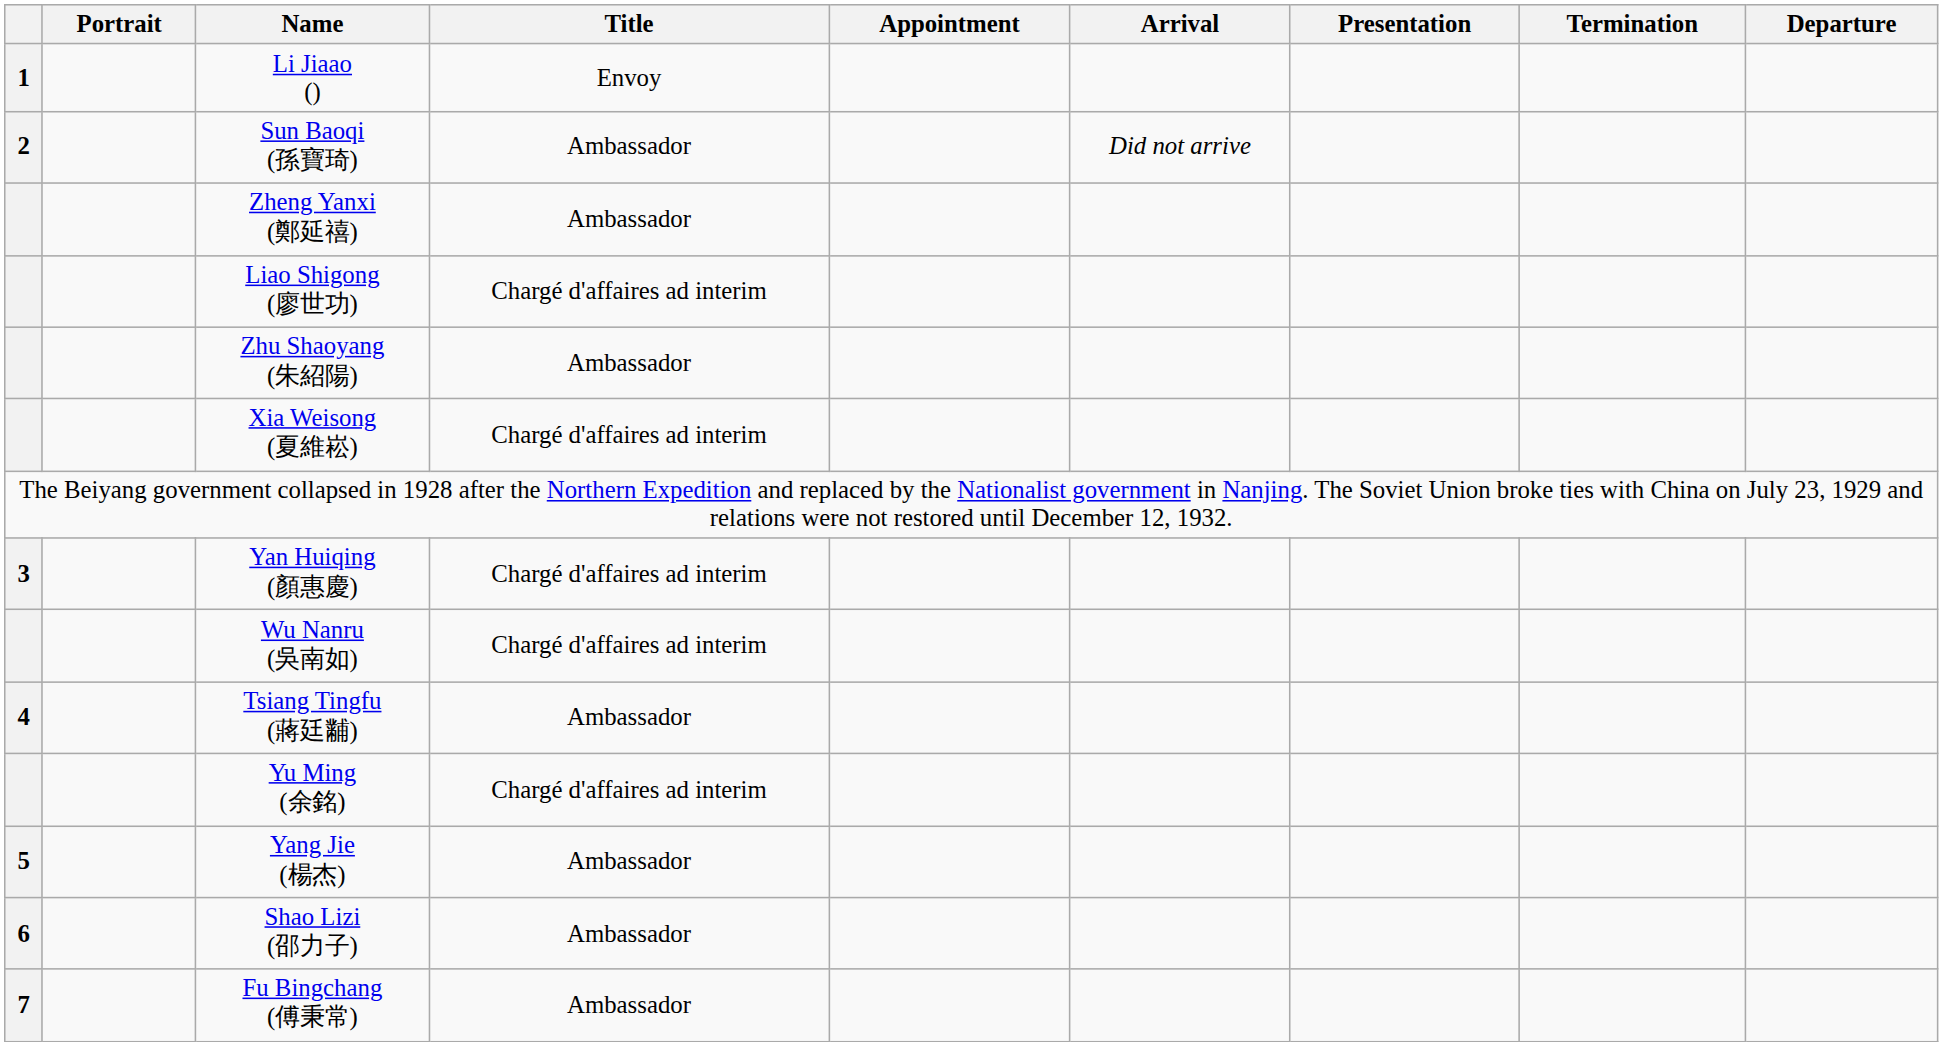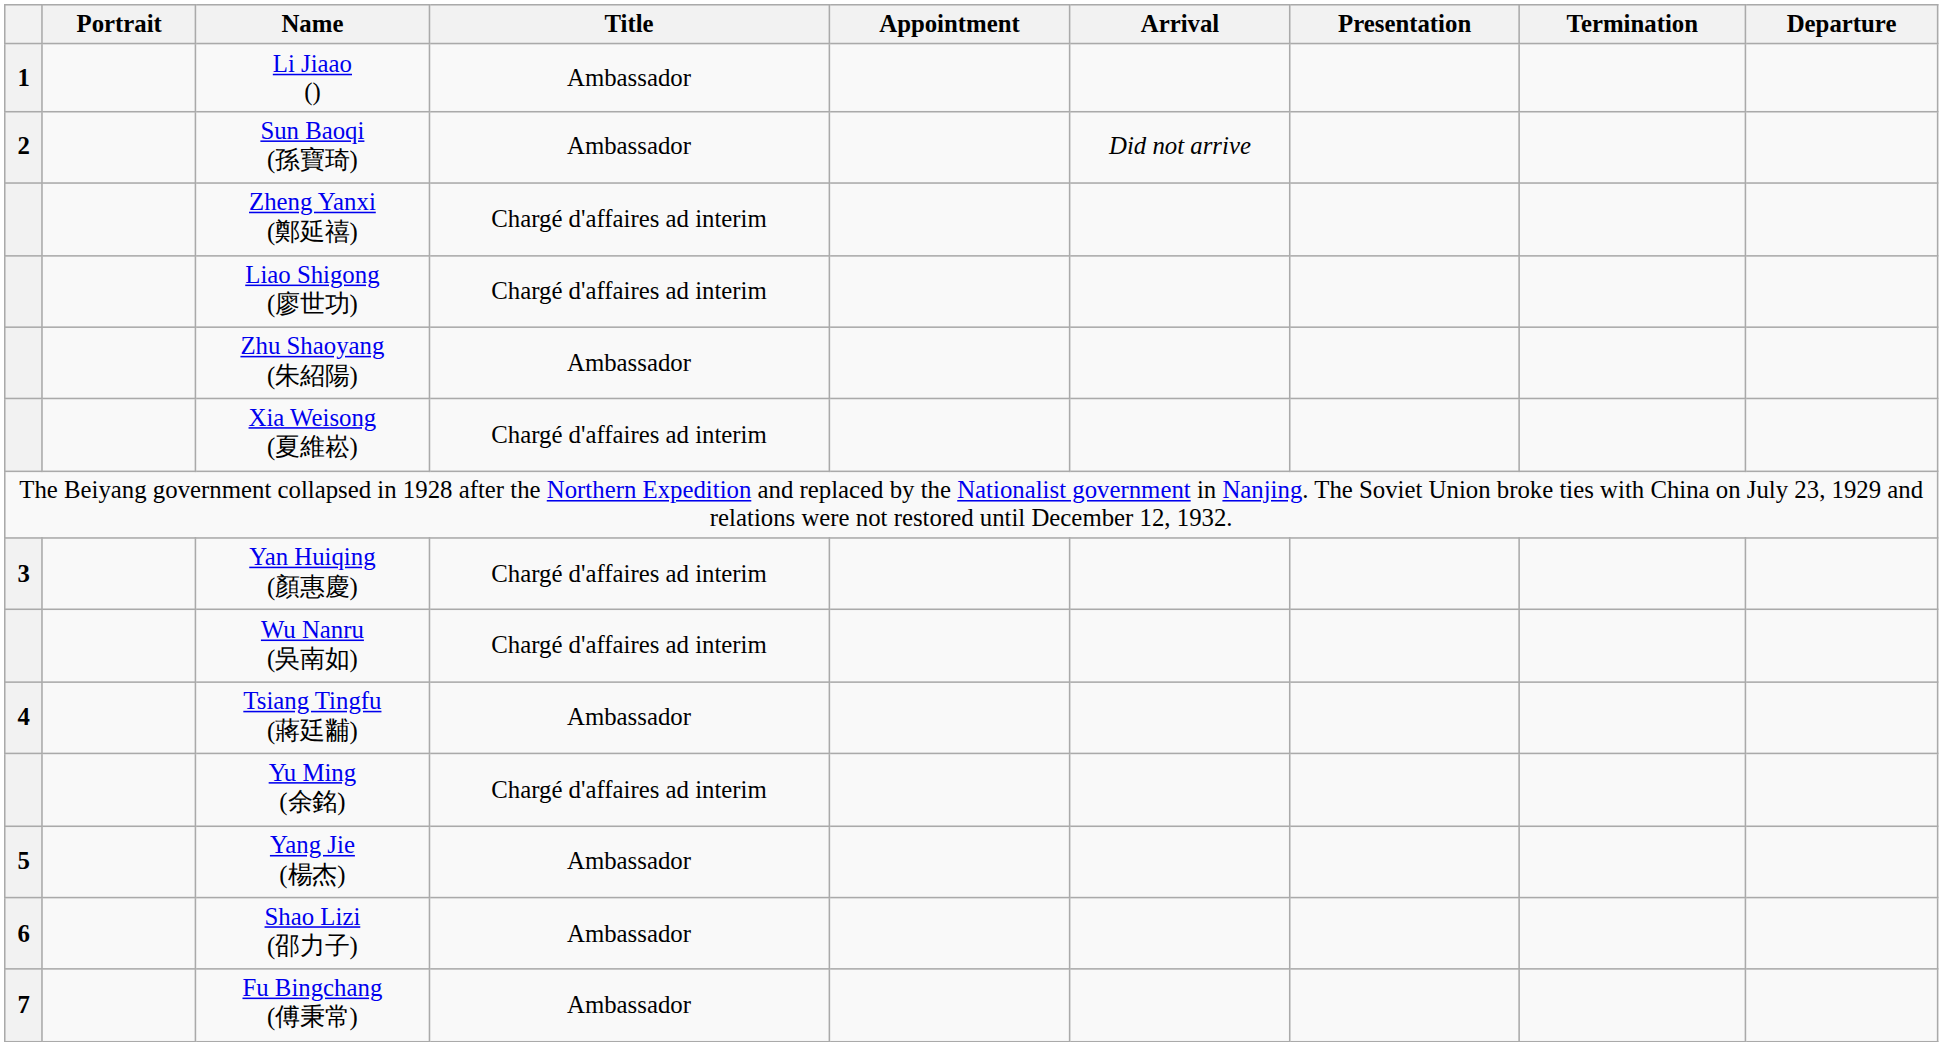(629, 77) Envoy -> (629, 77) Ambassador
(629, 218) Ambassador -> (629, 218) Chargé d'affaires ad interim
